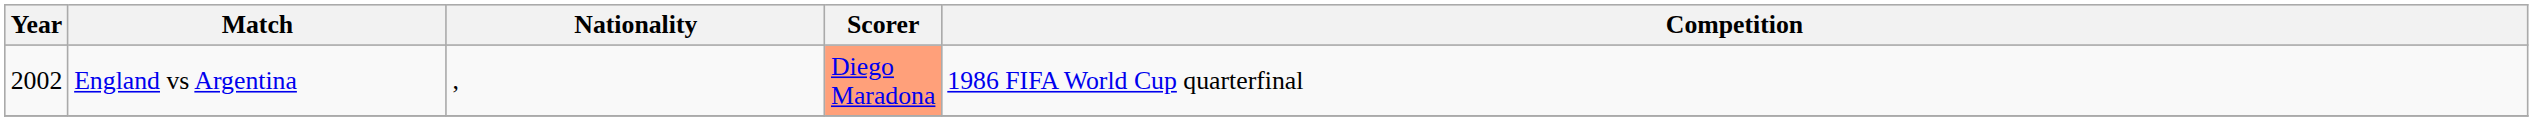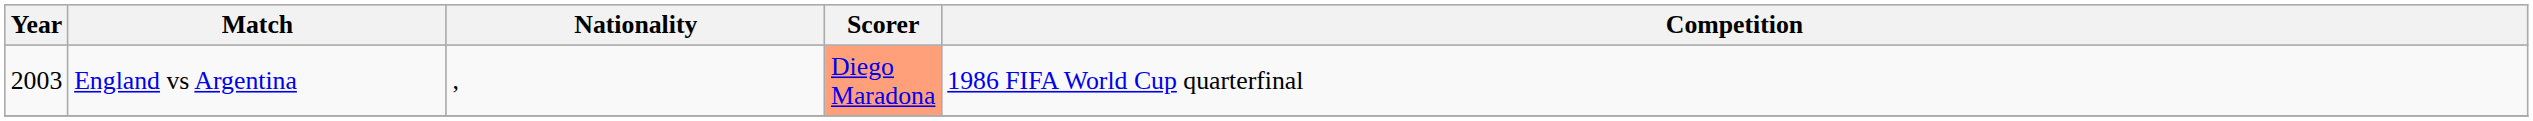(37, 80) 2002 -> (37, 80) 2003
